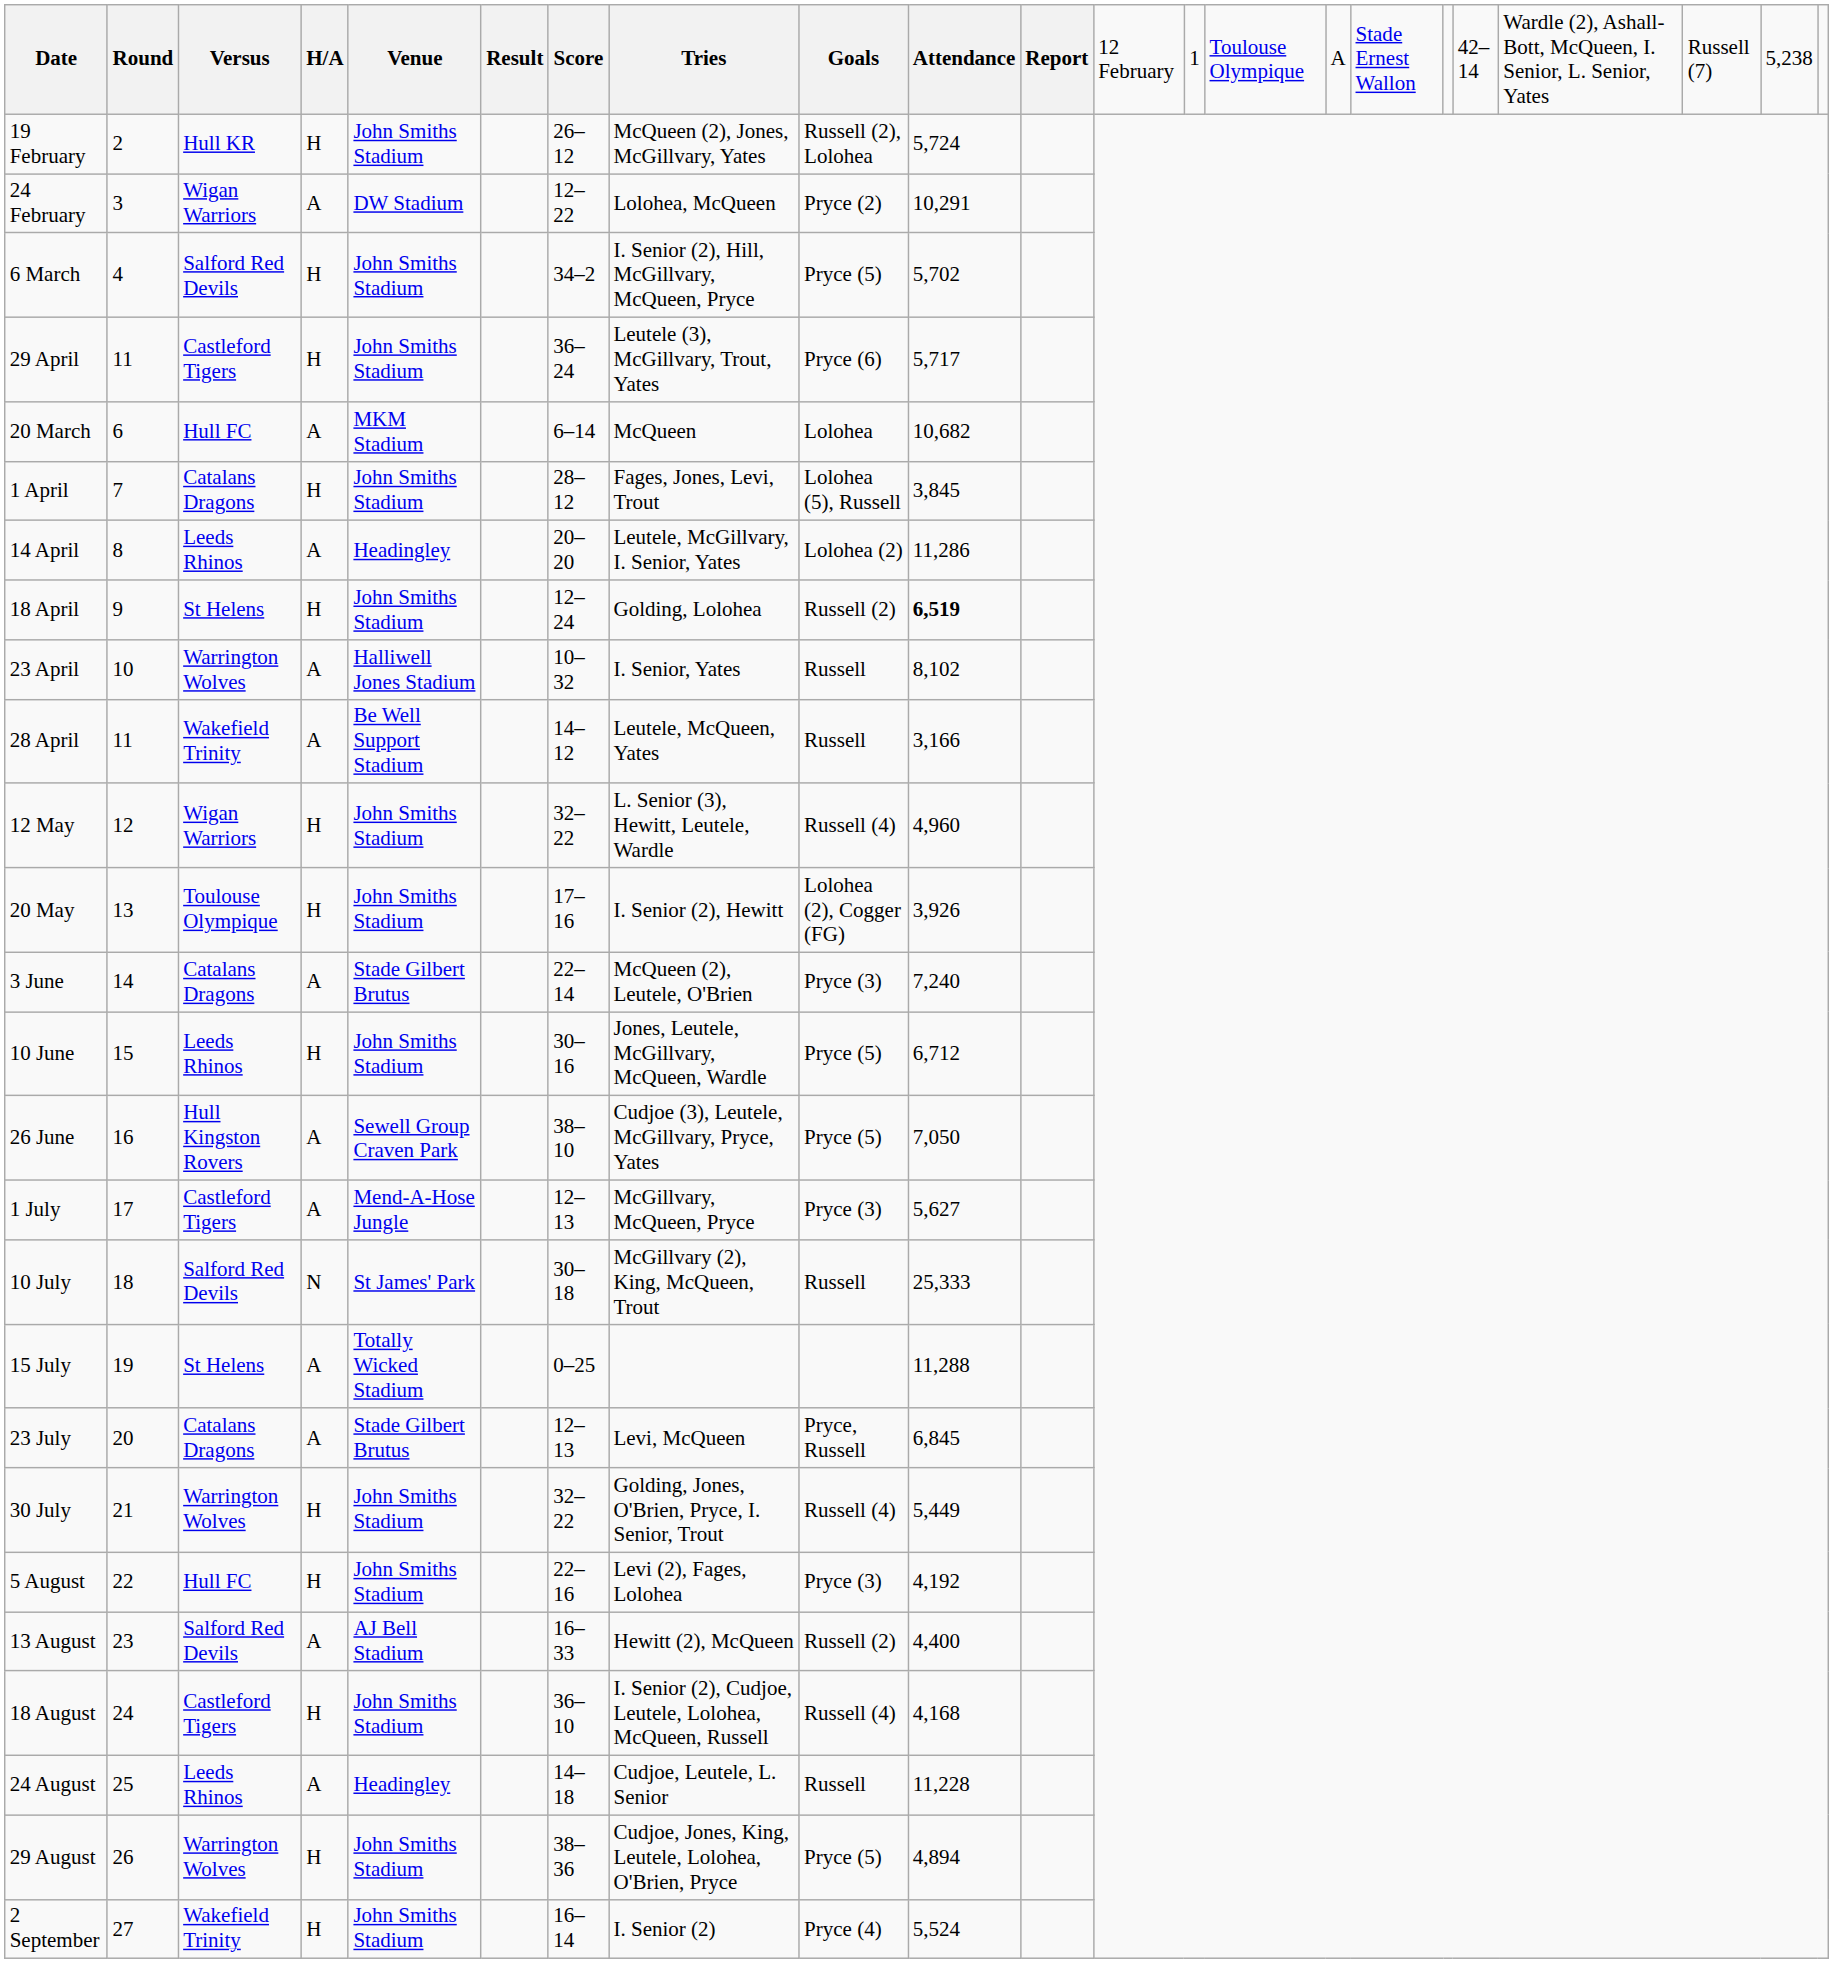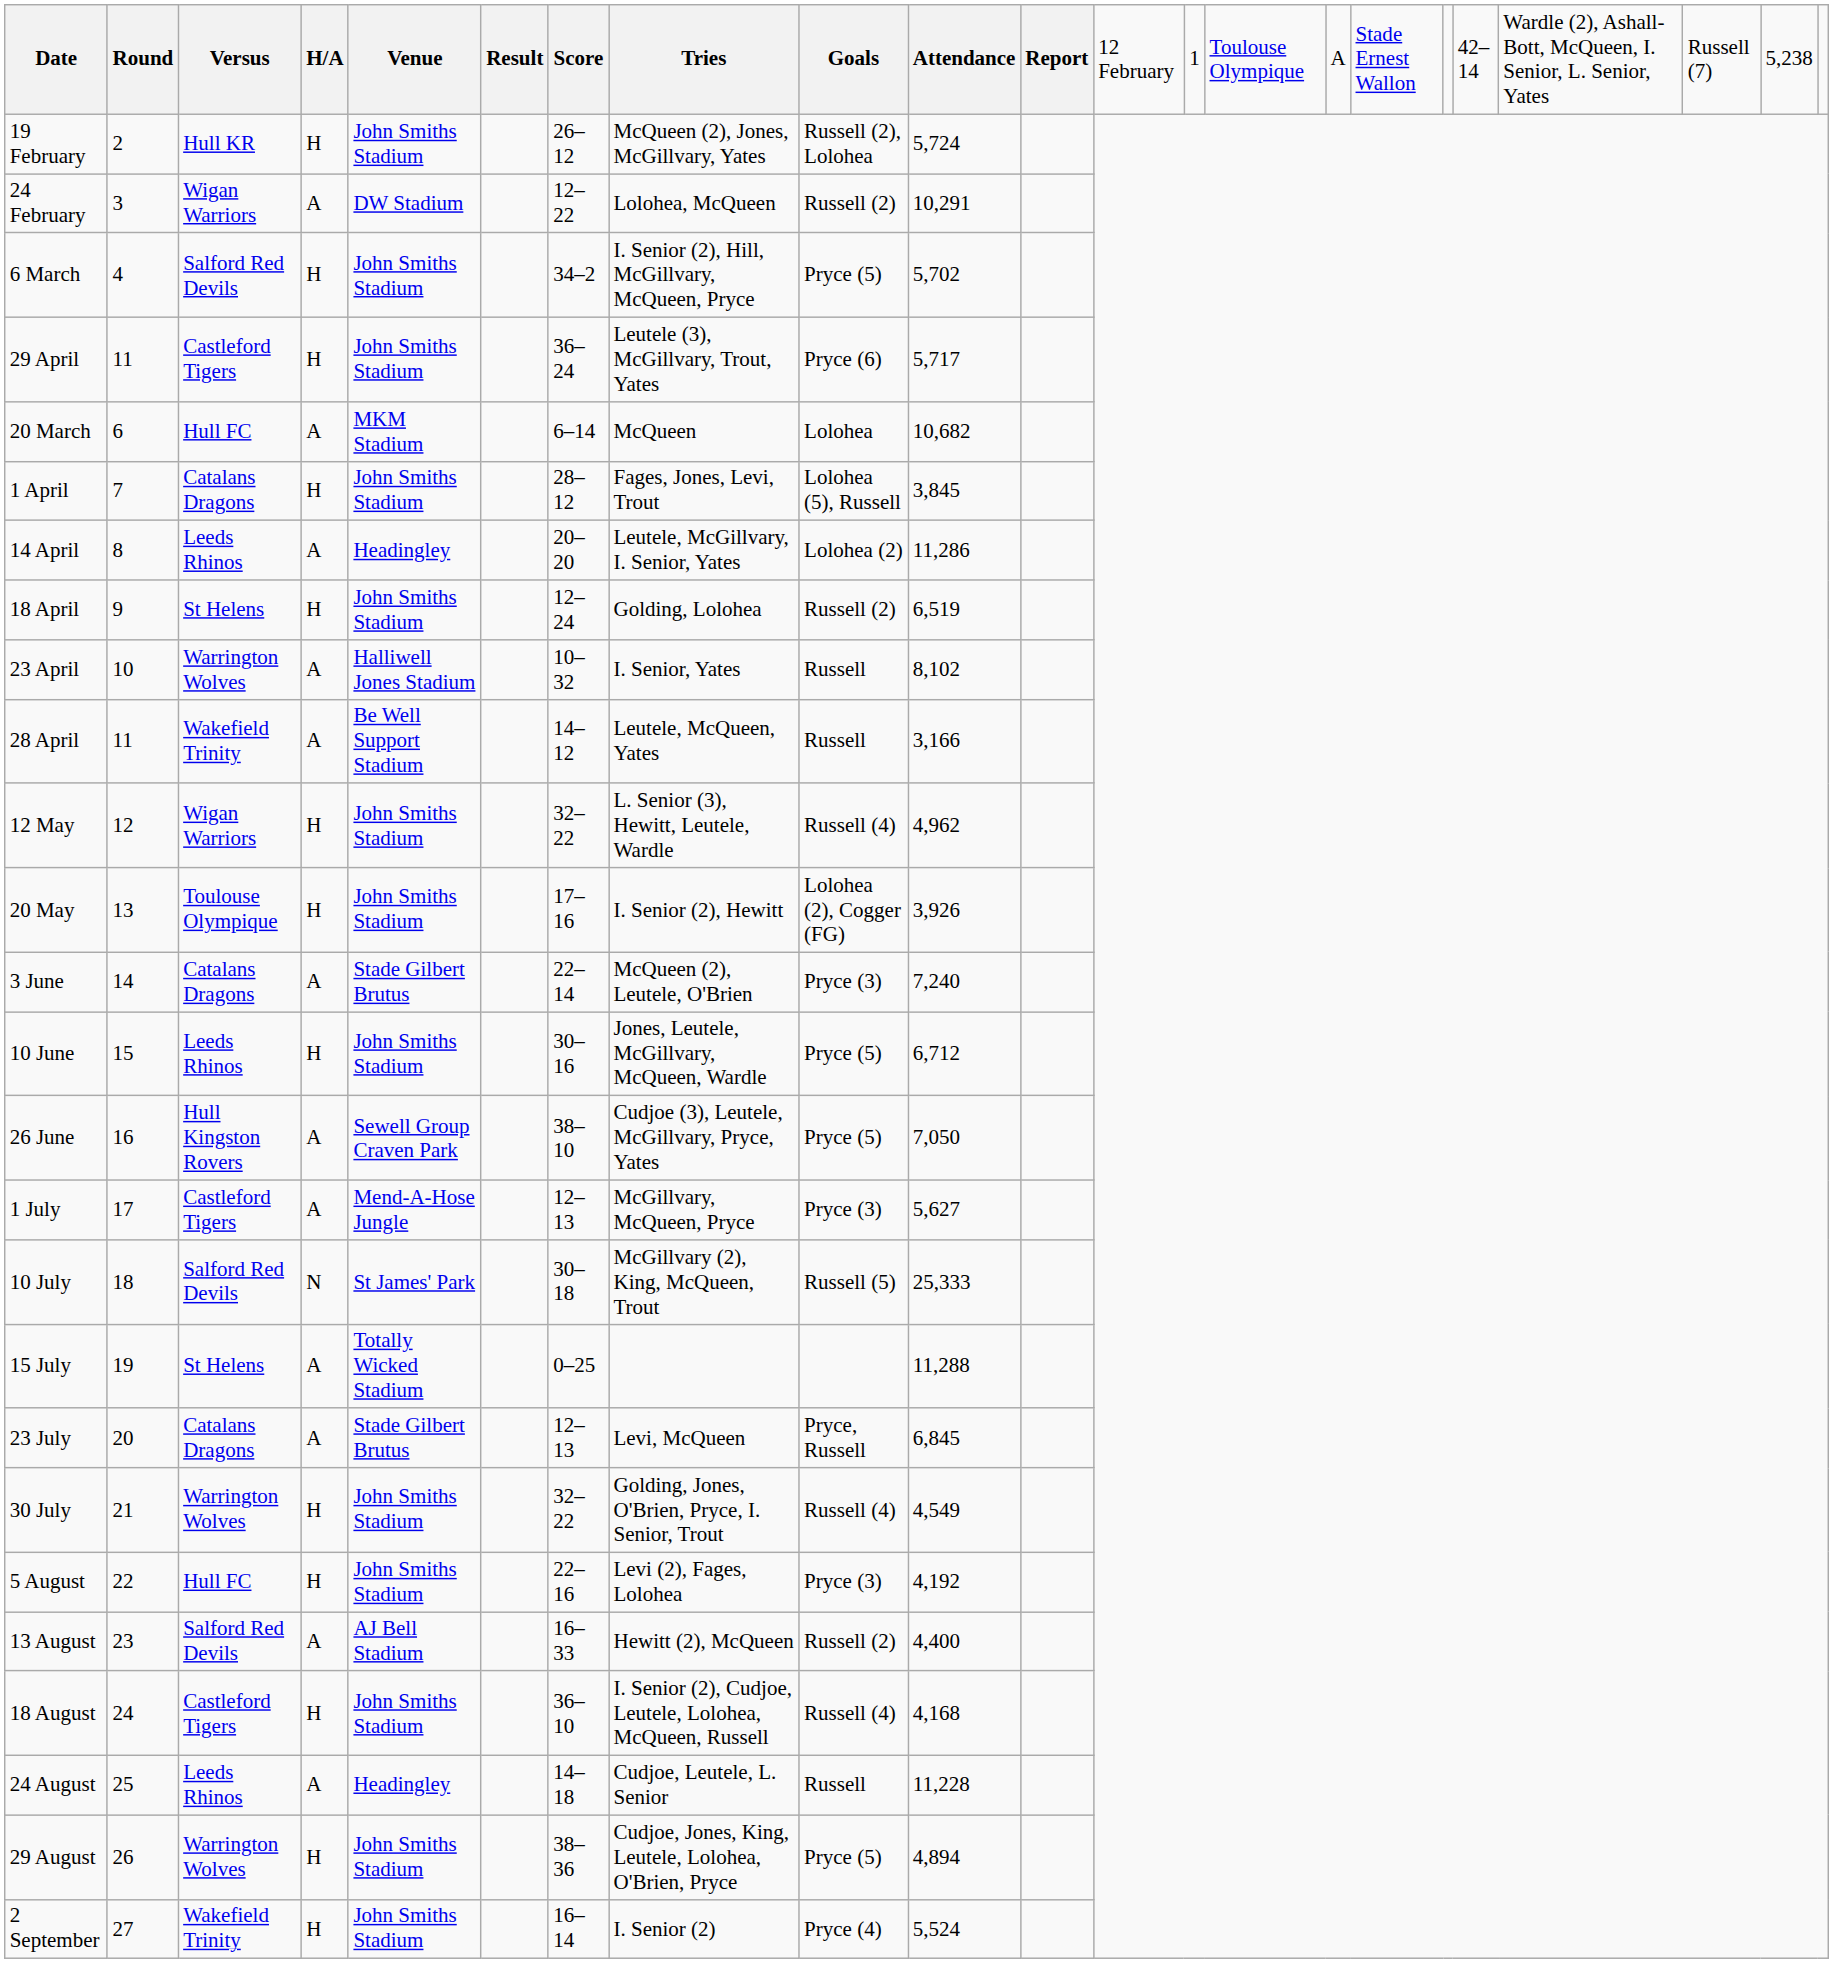(843, 203) Pryce (2) -> (850, 203) Russell (2)
(936, 609) bold -> (936, 609) normal
(936, 825) 4,960 -> (936, 825) 4,962
(835, 1281) Russell -> (850, 1281) Russell (5)
(936, 1509) 5,449 -> (936, 1509) 4,549
